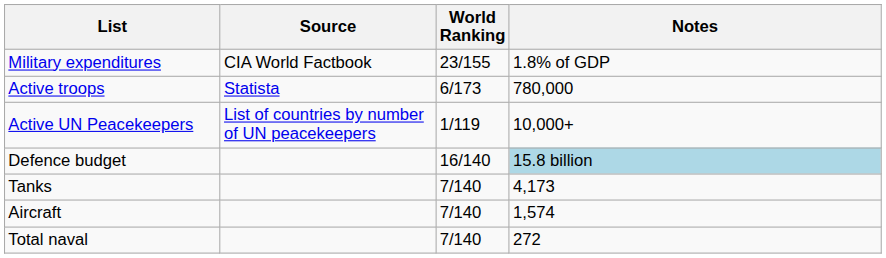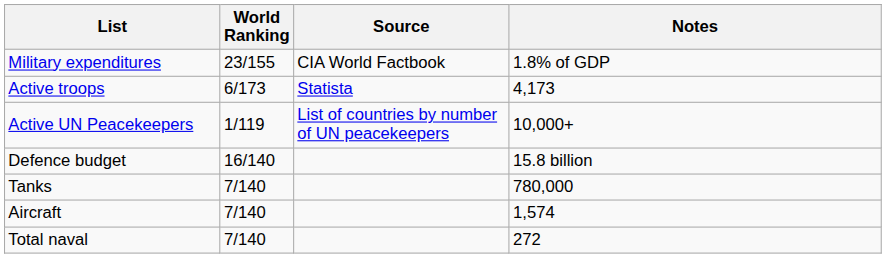columns swapped: (473, 27) <-> (328, 27)
(543, 89) 780,000 -> (534, 89) 4,173
(553, 160) lightblue background -> (553, 160) no background
(534, 187) 4,173 -> (543, 187) 780,000
